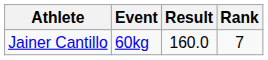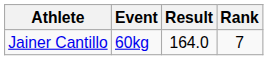(189, 42) 160.0 -> (189, 42) 164.0
